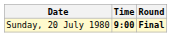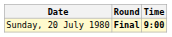columns swapped: (124, 11) <-> (151, 11)
